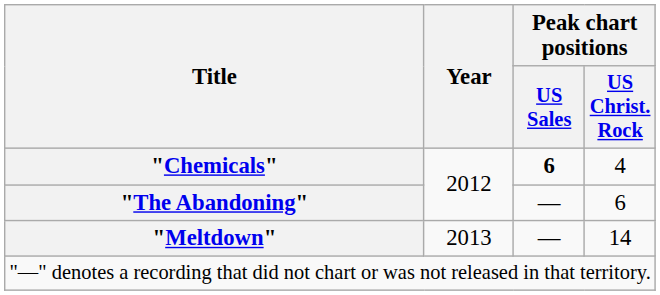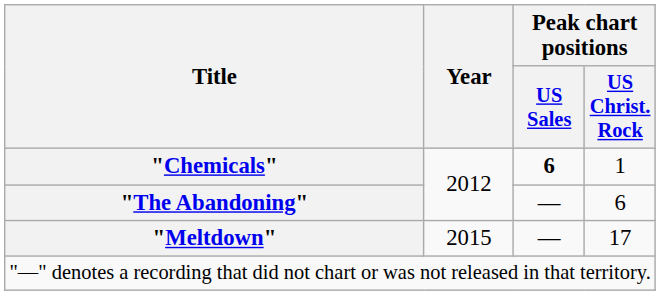(620, 166) 4 -> (620, 166) 1
(469, 238) 2013 -> (469, 238) 2015
(620, 238) 14 -> (620, 238) 17
